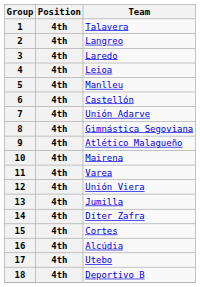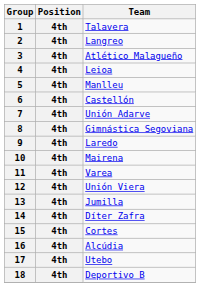(101, 56) Laredo -> (134, 56) Atlético Malagueño
(134, 143) Atlético Malagueño -> (101, 143) Laredo
